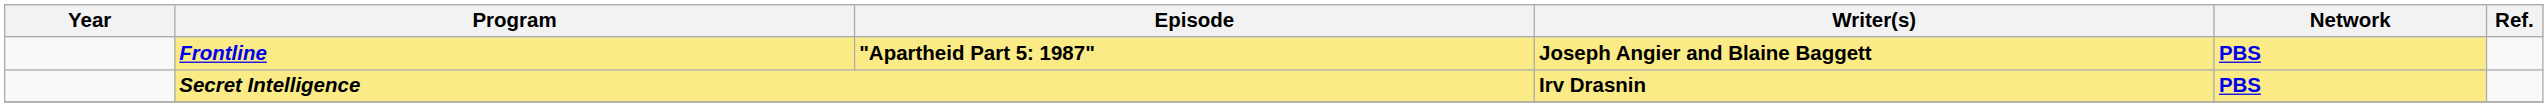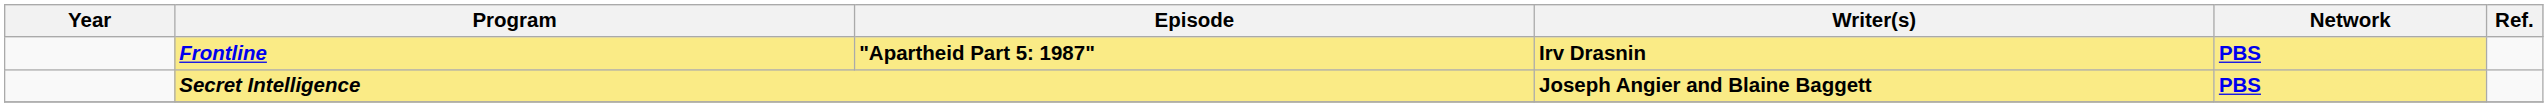(1705, 53) Joseph Angier and Blaine Baggett -> (1593, 53) Irv Drasnin
(1593, 85) Irv Drasnin -> (1705, 85) Joseph Angier and Blaine Baggett
